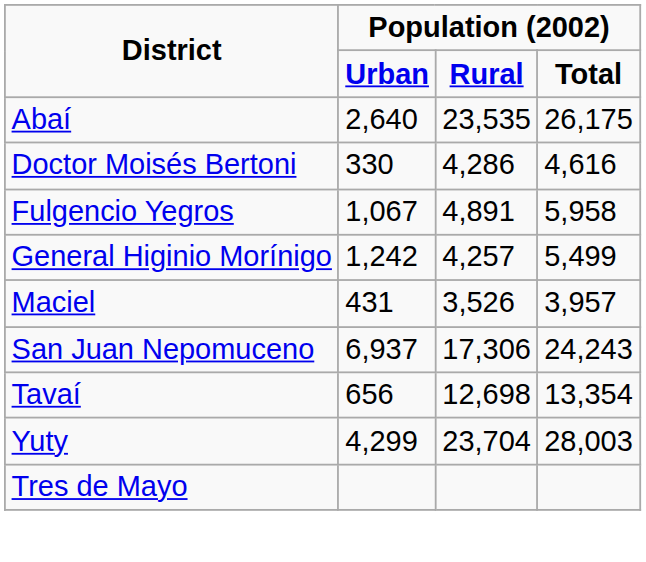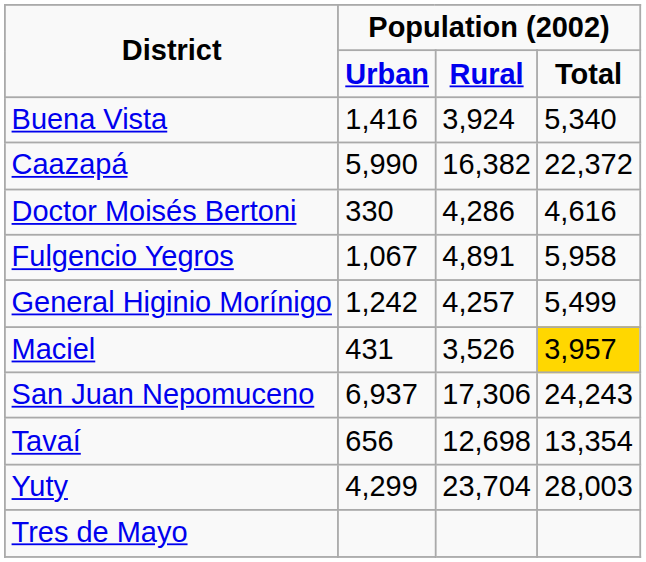- row: (41, 119)
+ row: (89, 119)
+ row: (70, 165)
(580, 303) no background -> (580, 348) gold background
